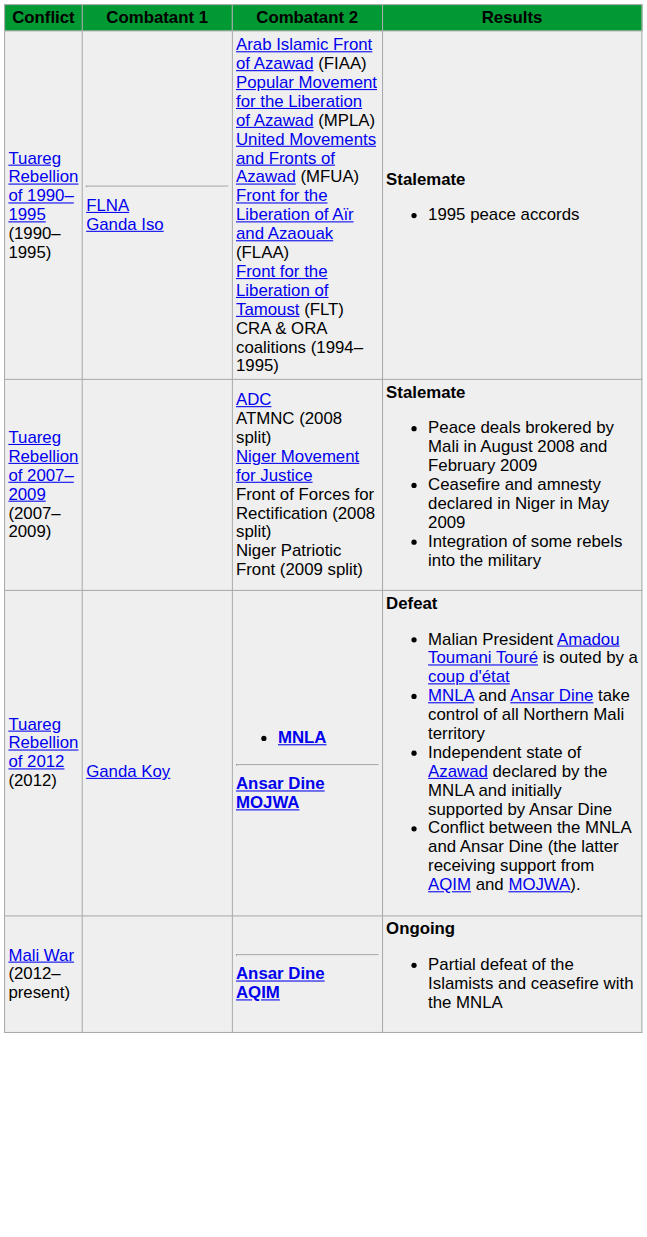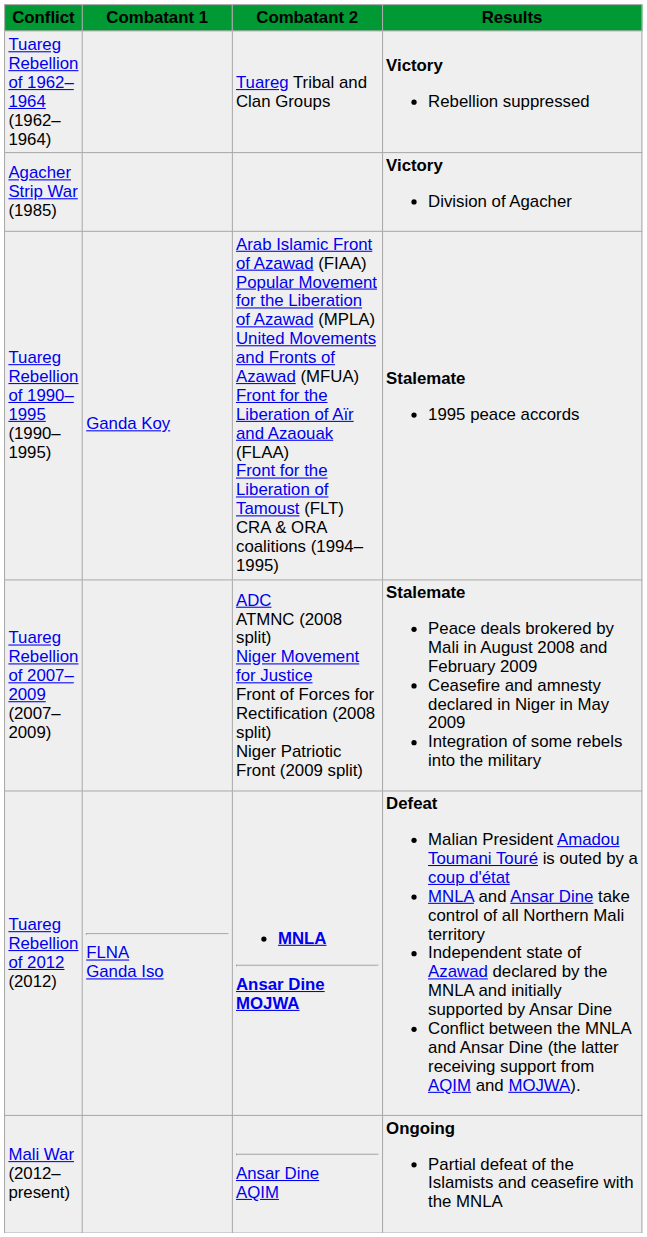+ row: (43, 91)
+ row: (43, 191)
(157, 209) FLNA Ganda Iso -> (128, 424) Ganda Koy
(128, 771) Ganda Koy -> (157, 957) FLNA Ganda Iso
(307, 978) bold -> (307, 1178) normal
